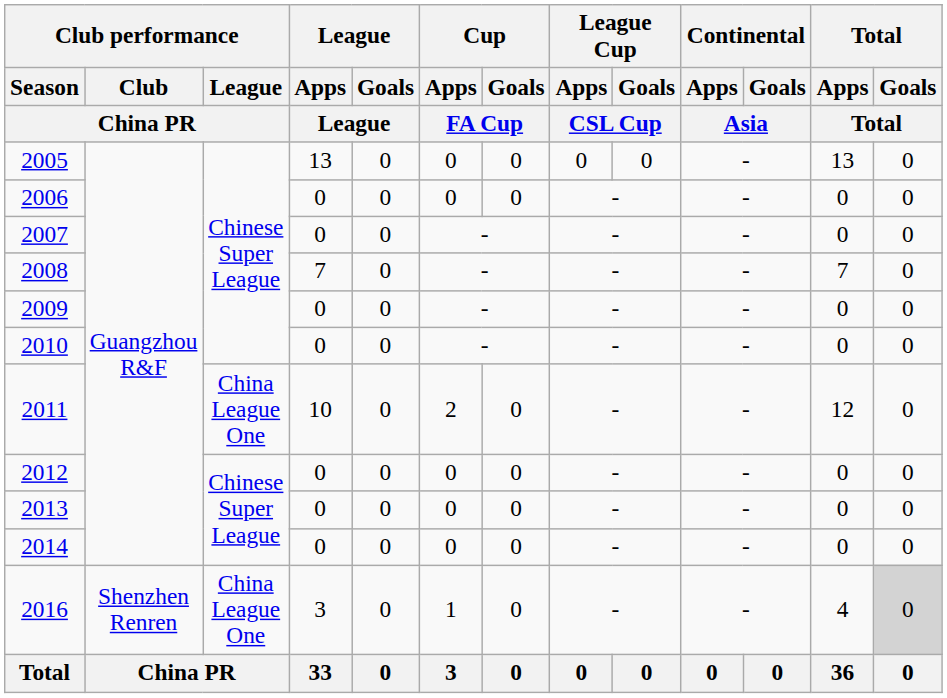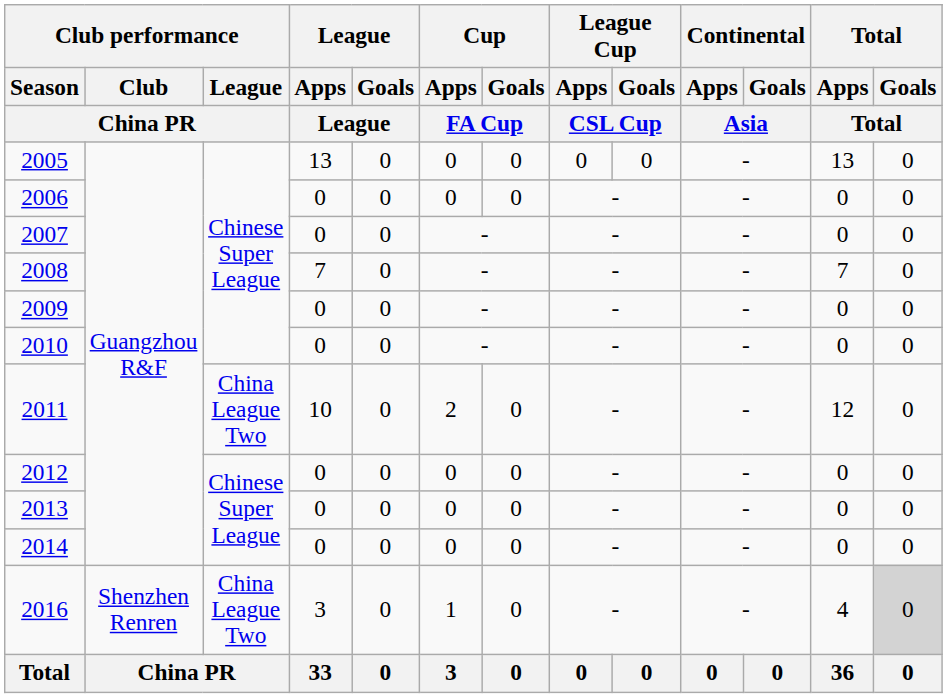(246, 409) China League One -> (246, 409) China League Two
(246, 609) China League One -> (246, 609) China League Two
